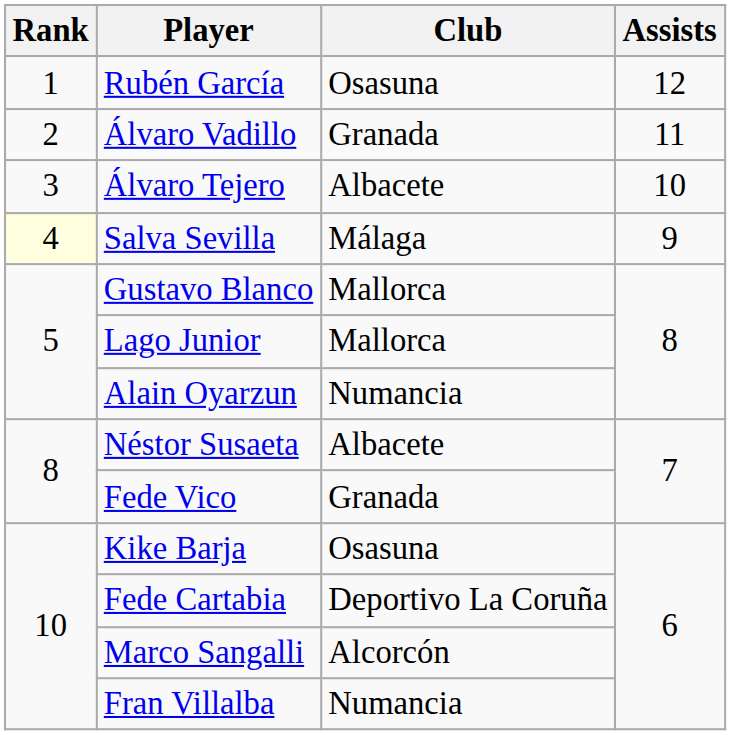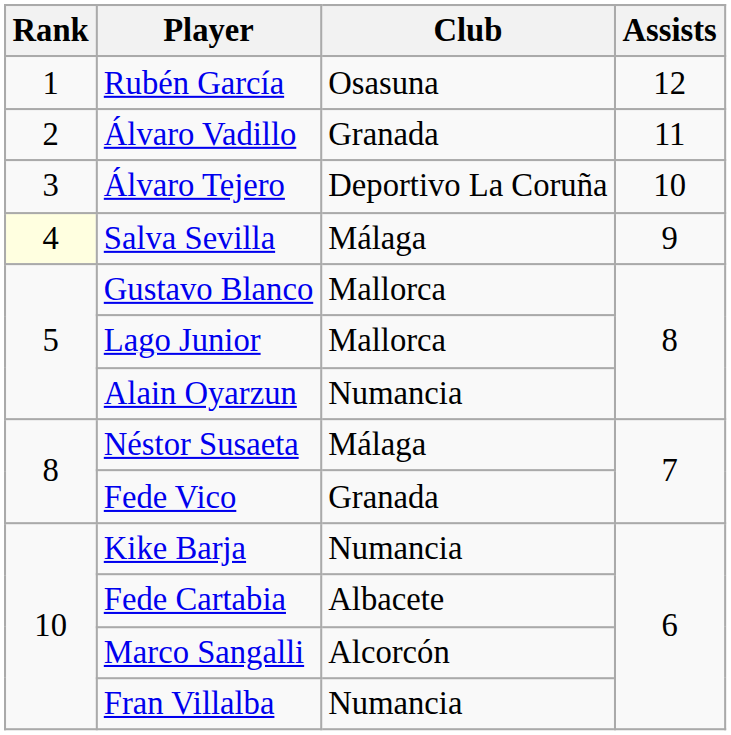(386, 185) Albacete -> (468, 185) Deportivo La Coruña
(386, 444) Albacete -> (377, 444) Málaga
(384, 548) Osasuna -> (395, 548) Numancia
(468, 599) Deportivo La Coruña -> (386, 599) Albacete
